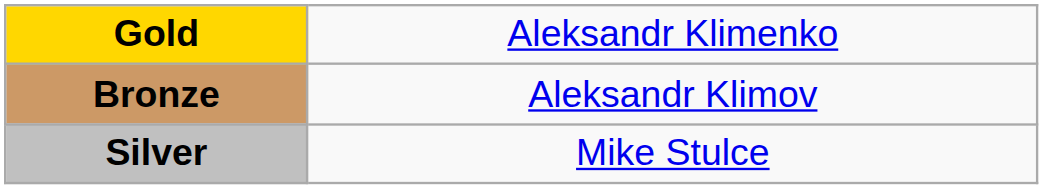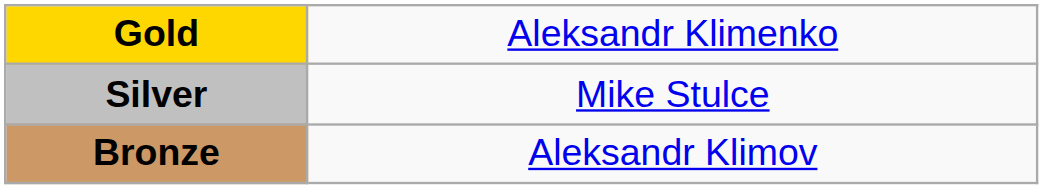rows swapped: (156, 152) <-> (156, 93)
